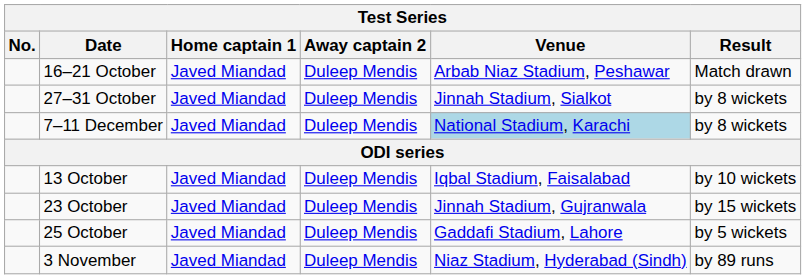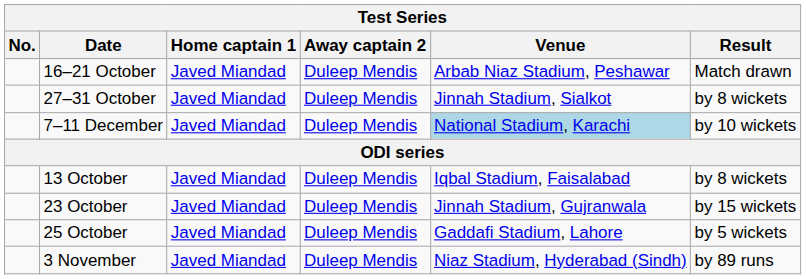(741, 125) by 8 wickets -> (745, 125) by 10 wickets
(745, 179) by 10 wickets -> (741, 179) by 8 wickets
